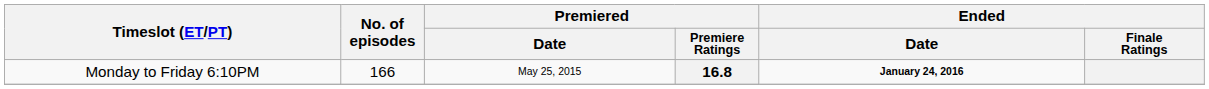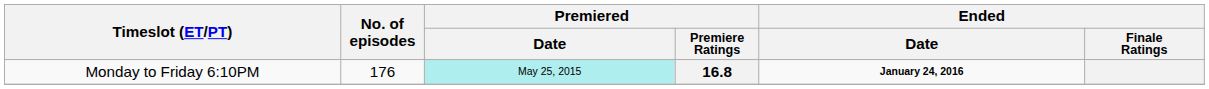(382, 71) 166 -> (382, 71) 176
(550, 72) no background -> (550, 72) paleturquoise background
